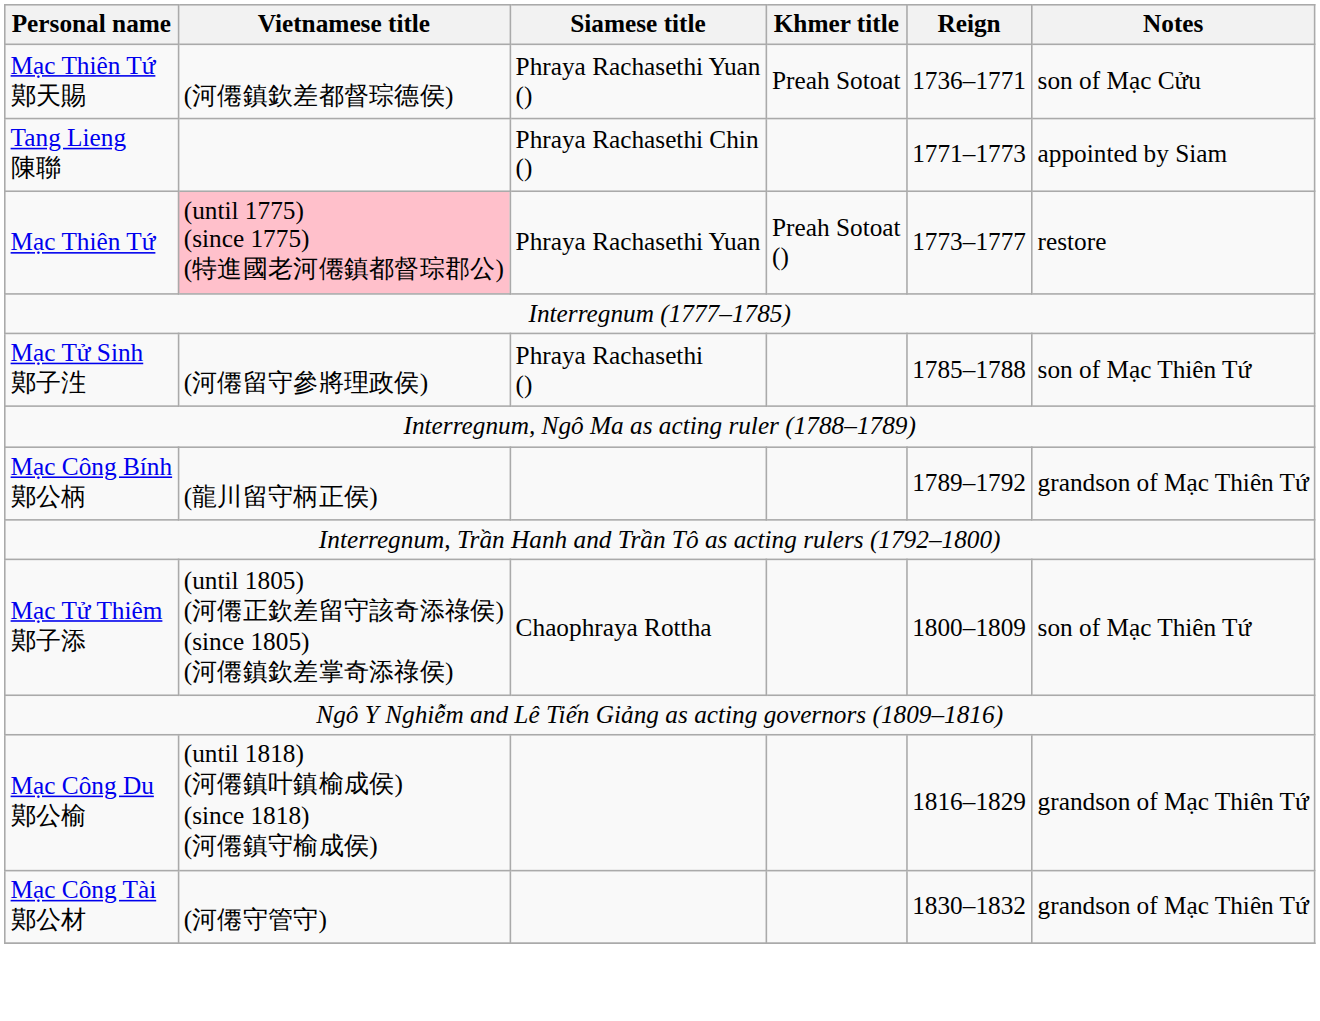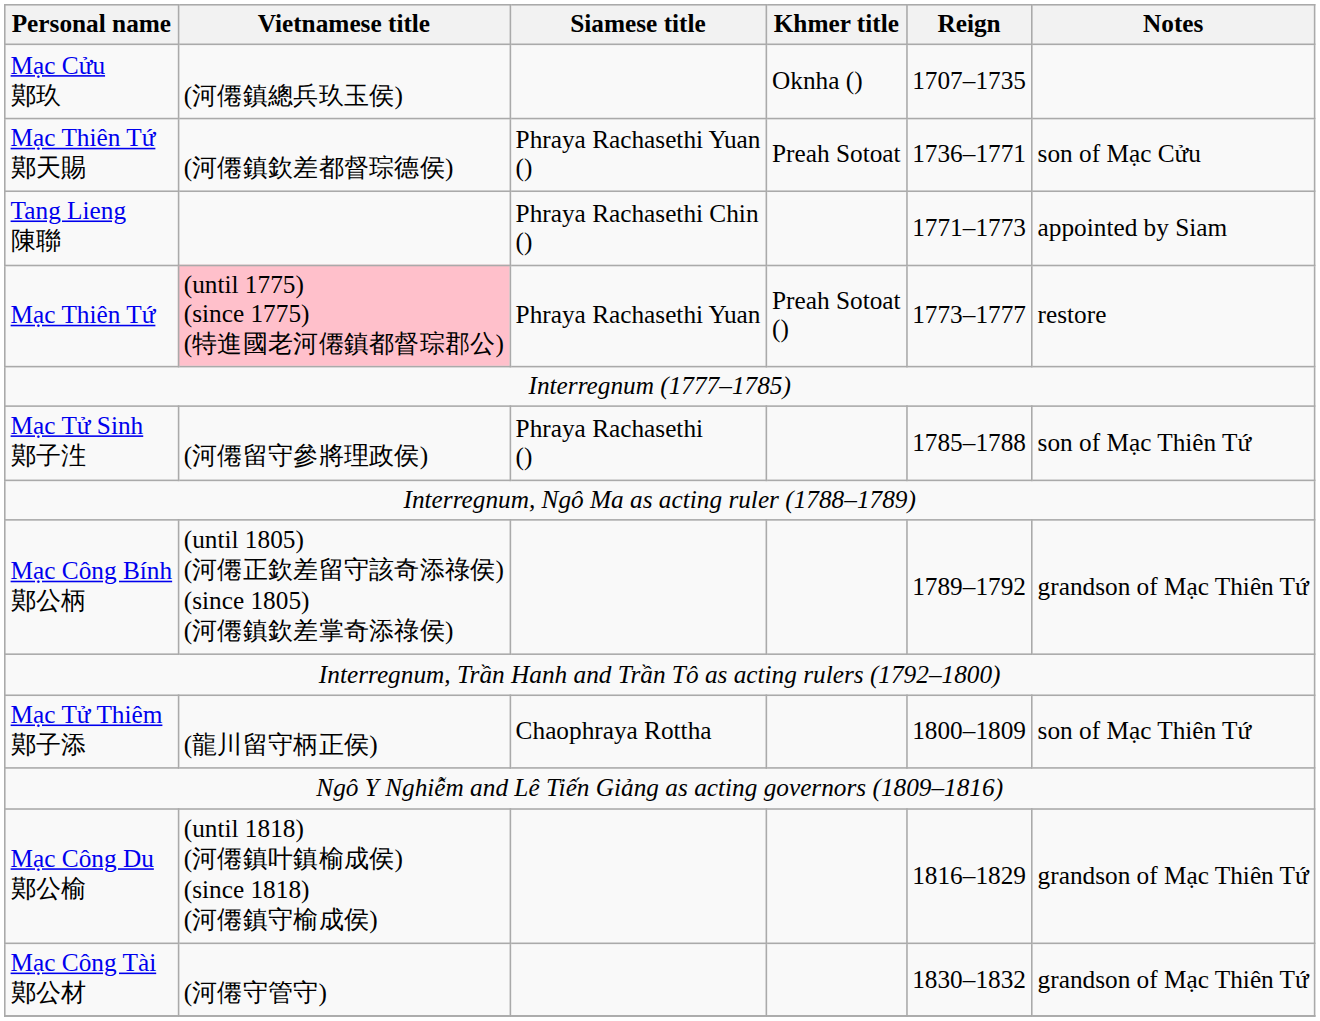+ row: (58, 79)
(281, 496) (龍川留守柄正侯) -> (344, 585) (until 1805) (河僊正欽差留守該奇添祿侯) (since 1805) (河僊鎮欽差掌奇添祿侯)
(344, 625) (until 1805) (河僊正欽差留守該奇添祿侯) (since 1805) (河僊鎮欽差掌奇添祿侯) -> (281, 744) (龍川留守柄正侯)
